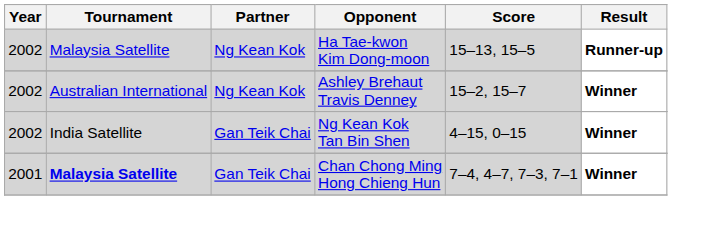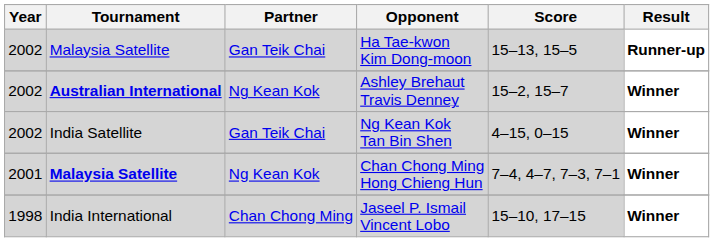(260, 50) Ng Kean Kok -> (277, 50) Gan Teik Chai
(128, 91) normal -> (136, 91) bold
(263, 174) Gan Teik Chai -> (274, 174) Ng Kean Kok
+ row: (413, 216)
